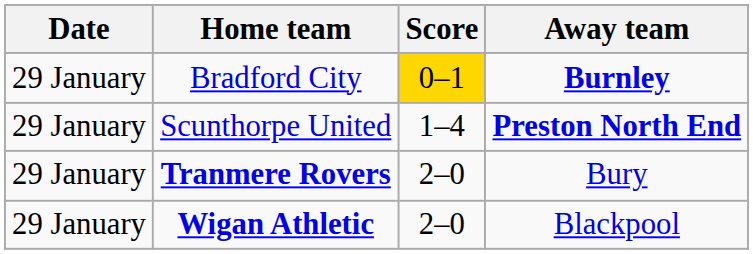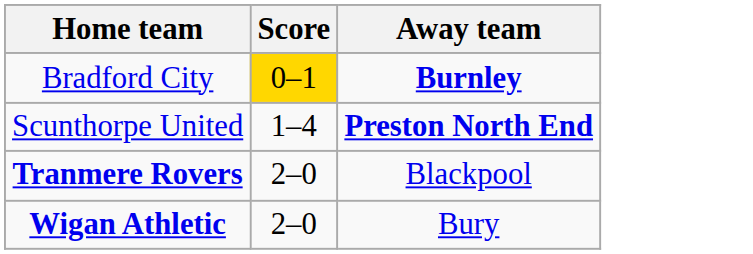- column: (79, 28)
(617, 175) Bury -> (469, 175) Blackpool
(617, 223) Blackpool -> (469, 223) Bury
